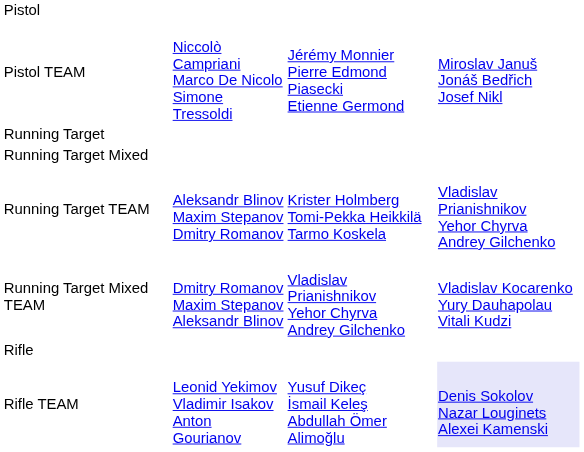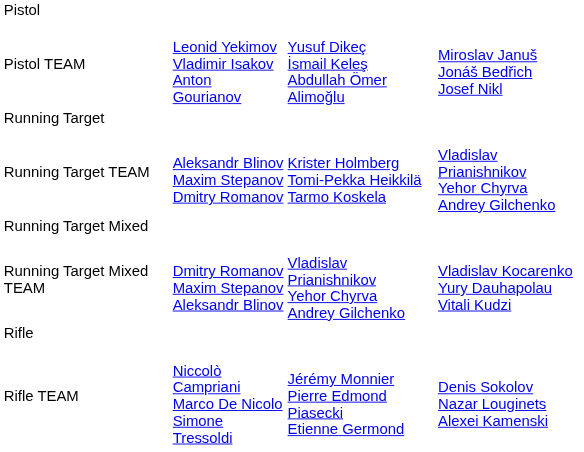(228, 80) Niccolò Campriani Marco De Nicolo Simone Tressoldi -> (225, 72) Leonid Yekimov Vladimir Isakov Anton Gourianov
(346, 80) Jérémy Monnier Pierre Edmond Piasecki Etienne Germond -> (337, 72) Yusuf Dikeç İsmail Keleş Abdullah Ömer Alimoğlu
rows swapped: (77, 209) <-> (76, 155)
(225, 412) Leonid Yekimov Vladimir Isakov Anton Gourianov -> (228, 404) Niccolò Campriani Marco De Nicolo Simone Tressoldi
(337, 412) Yusuf Dikeç İsmail Keleş Abdullah Ömer Alimoğlu -> (346, 404) Jérémy Monnier Pierre Edmond Piasecki Etienne Germond
(493, 412) lavender background -> (493, 404) no background
